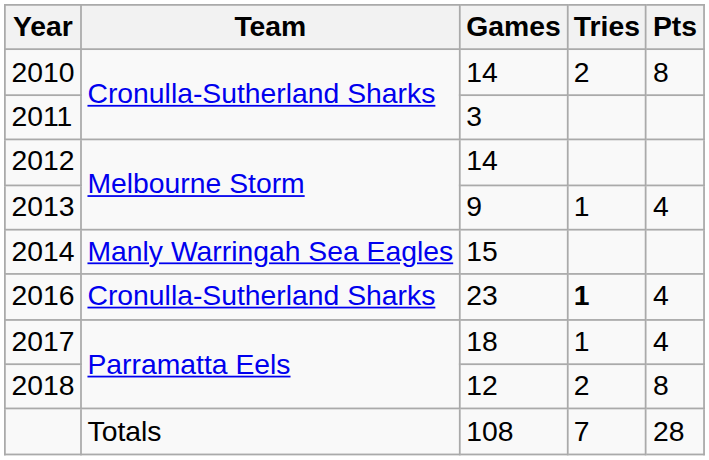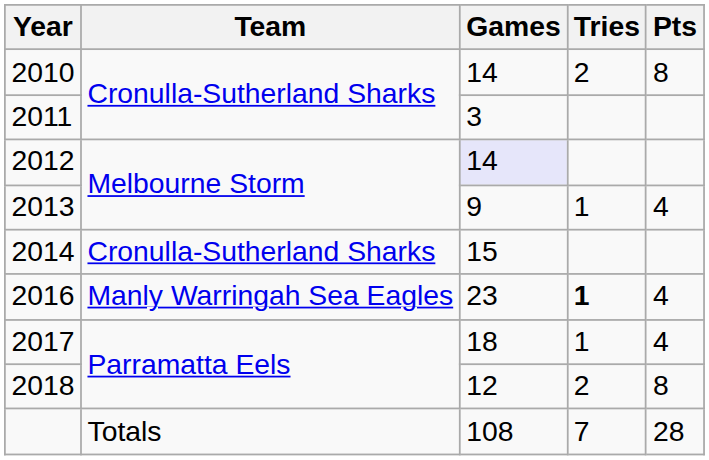(482, 161) no background -> (482, 161) lavender background
(270, 251) Manly Warringah Sea Eagles -> (261, 251) Cronulla-Sutherland Sharks
(261, 296) Cronulla-Sutherland Sharks -> (270, 296) Manly Warringah Sea Eagles
